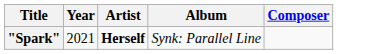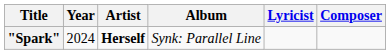+ column: (291, 15)
(81, 37) 2021 -> (81, 37) 2024
